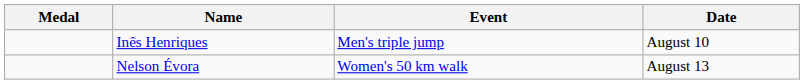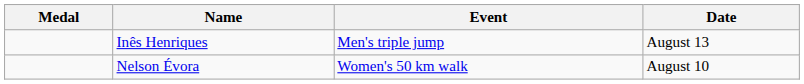(678, 42) August 10 -> (678, 42) August 13
(678, 67) August 13 -> (678, 67) August 10
